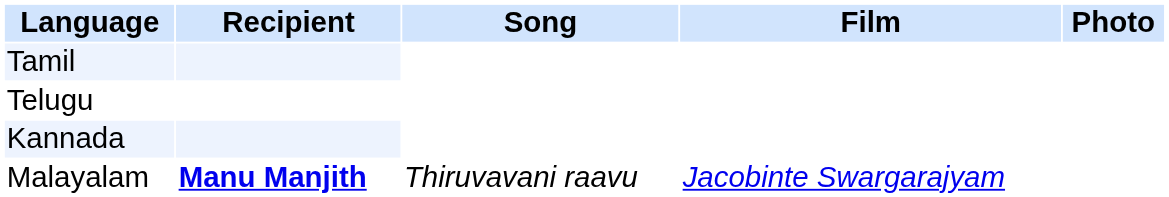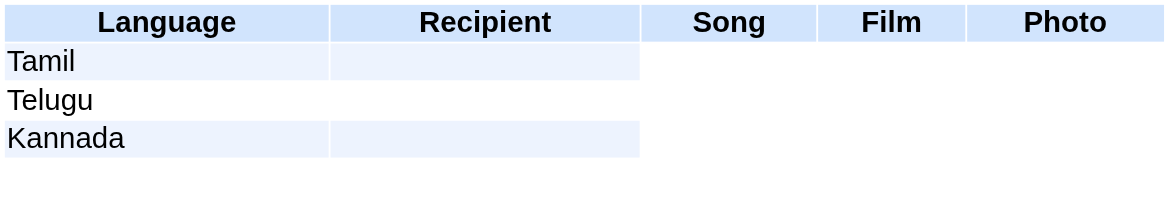- row: (78, 177)
